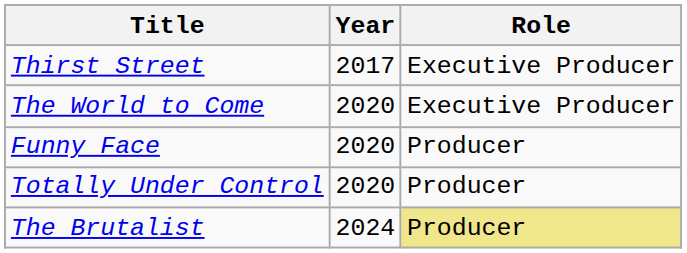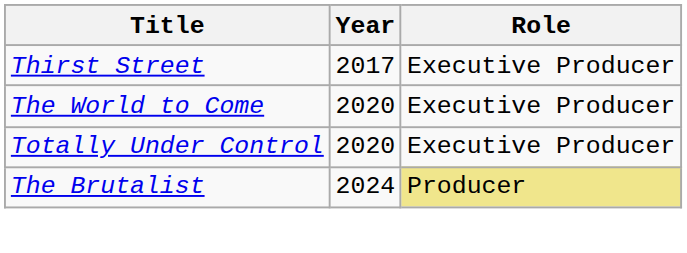- row: (85, 147)
(467, 187) Producer -> (541, 147) Executive Producer
